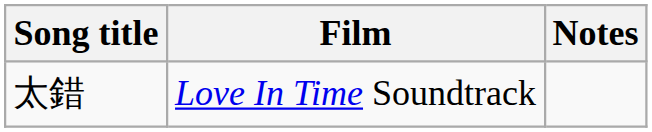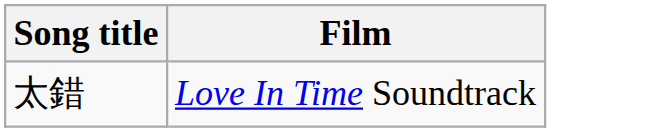- column: (596, 33)
